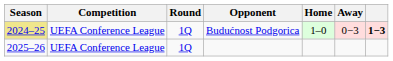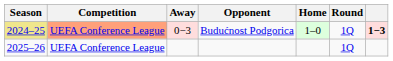columns swapped: (185, 13) <-> (350, 13)
(107, 30) no background -> (107, 30) lightsalmon background
